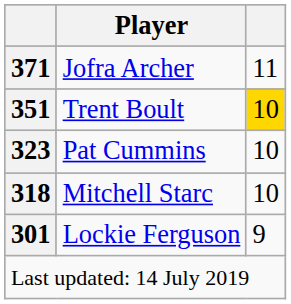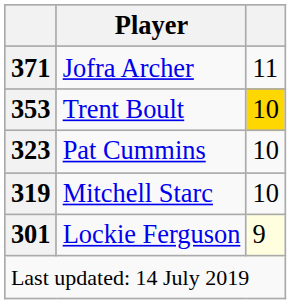(31, 109) 351 -> (31, 109) 353
(31, 192) 318 -> (31, 192) 319
(259, 234) no background -> (259, 234) lightyellow background
